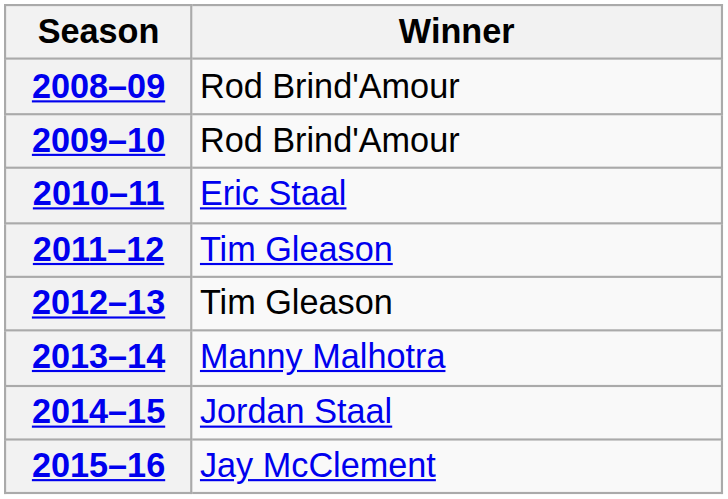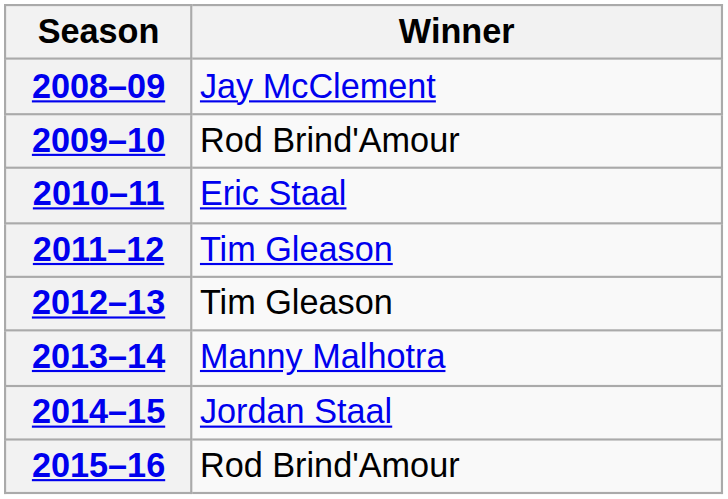(330, 85) Rod Brind'Amour -> (318, 85) Jay McClement
(318, 466) Jay McClement -> (330, 466) Rod Brind'Amour
